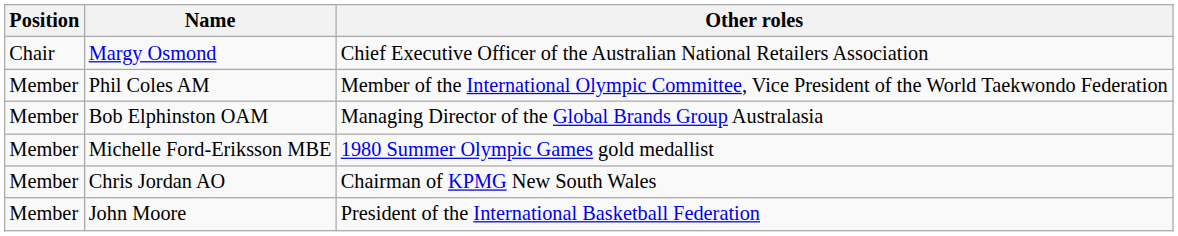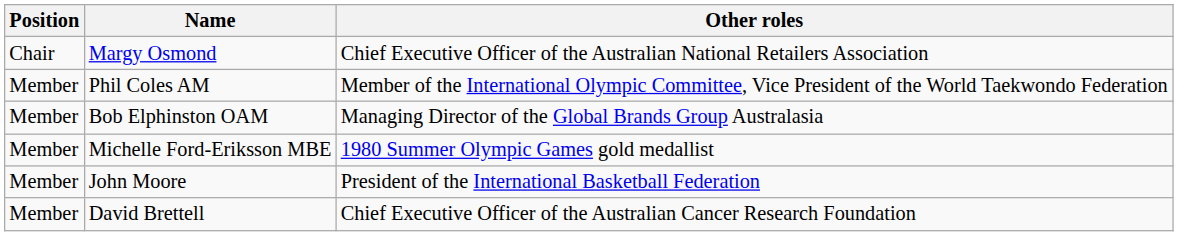- row: (157, 181)
+ row: (147, 213)
